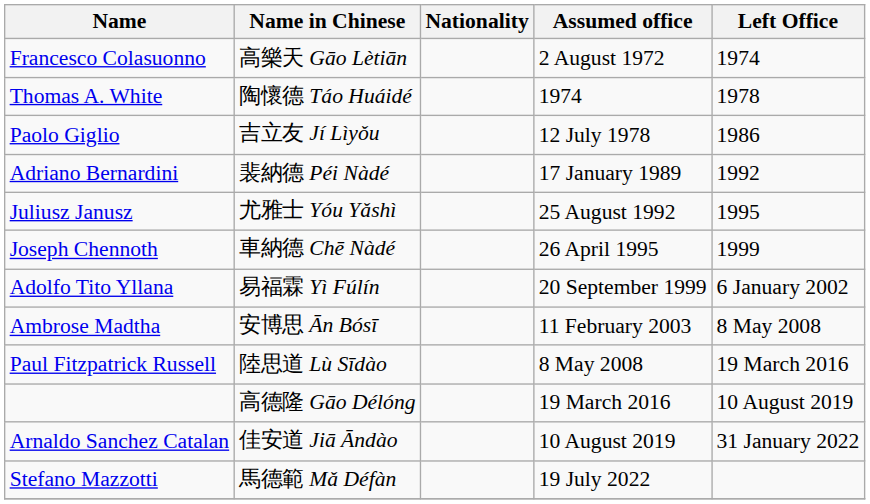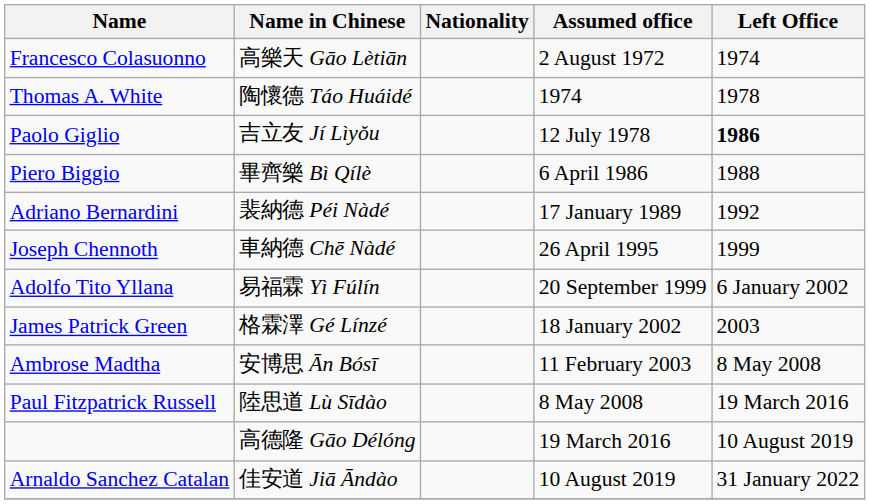(738, 134) normal -> (738, 134) bold
+ row: (65, 172)
- row: (71, 211)
+ row: (98, 326)
- row: (84, 479)
